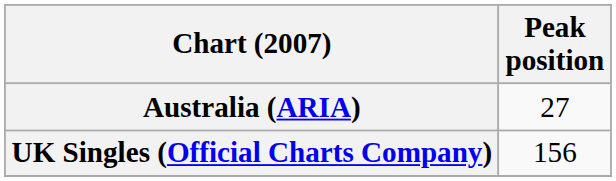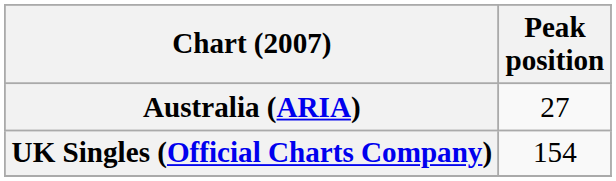(555, 152) 156 -> (555, 152) 154
